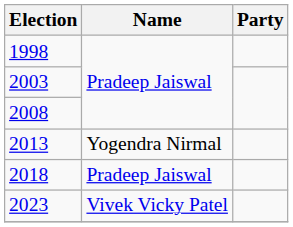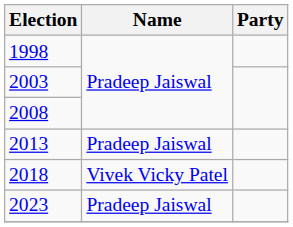(154, 143) Yogendra Nirmal -> (149, 143) Pradeep Jaiswal
(149, 174) Pradeep Jaiswal -> (157, 174) Vivek Vicky Patel
(157, 205) Vivek Vicky Patel -> (149, 205) Pradeep Jaiswal
